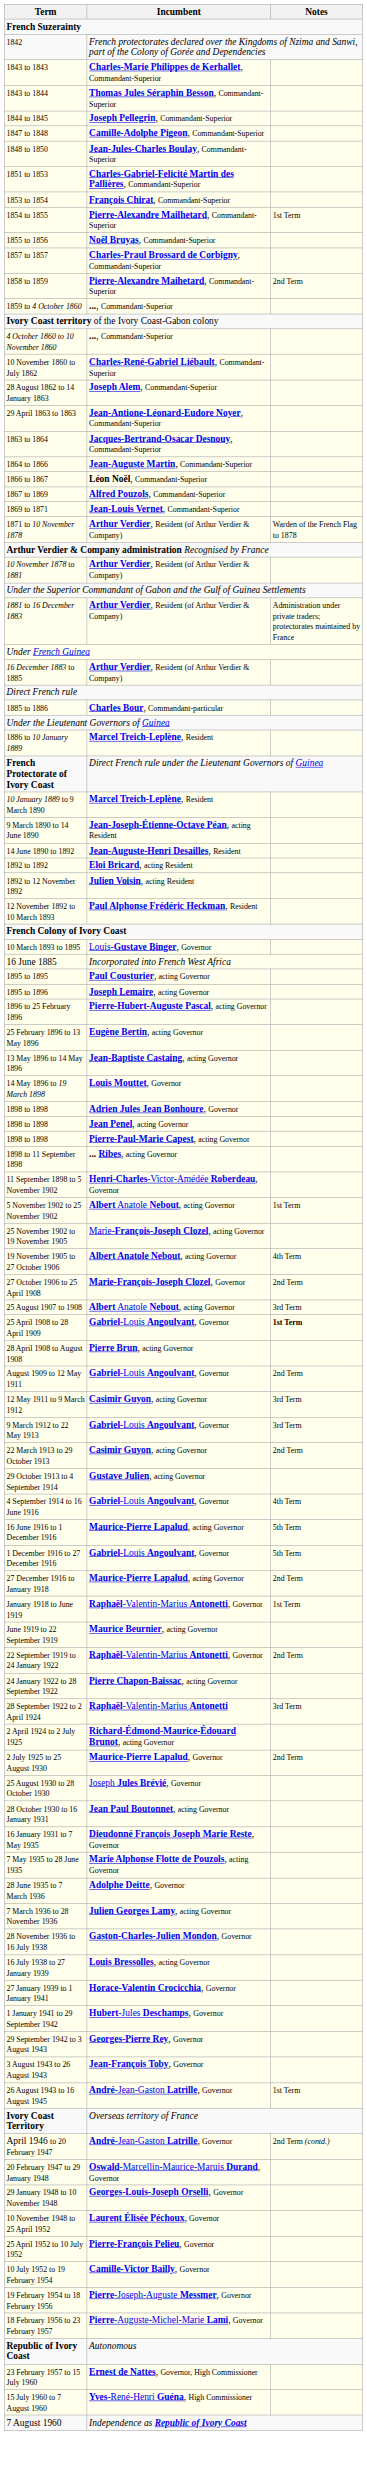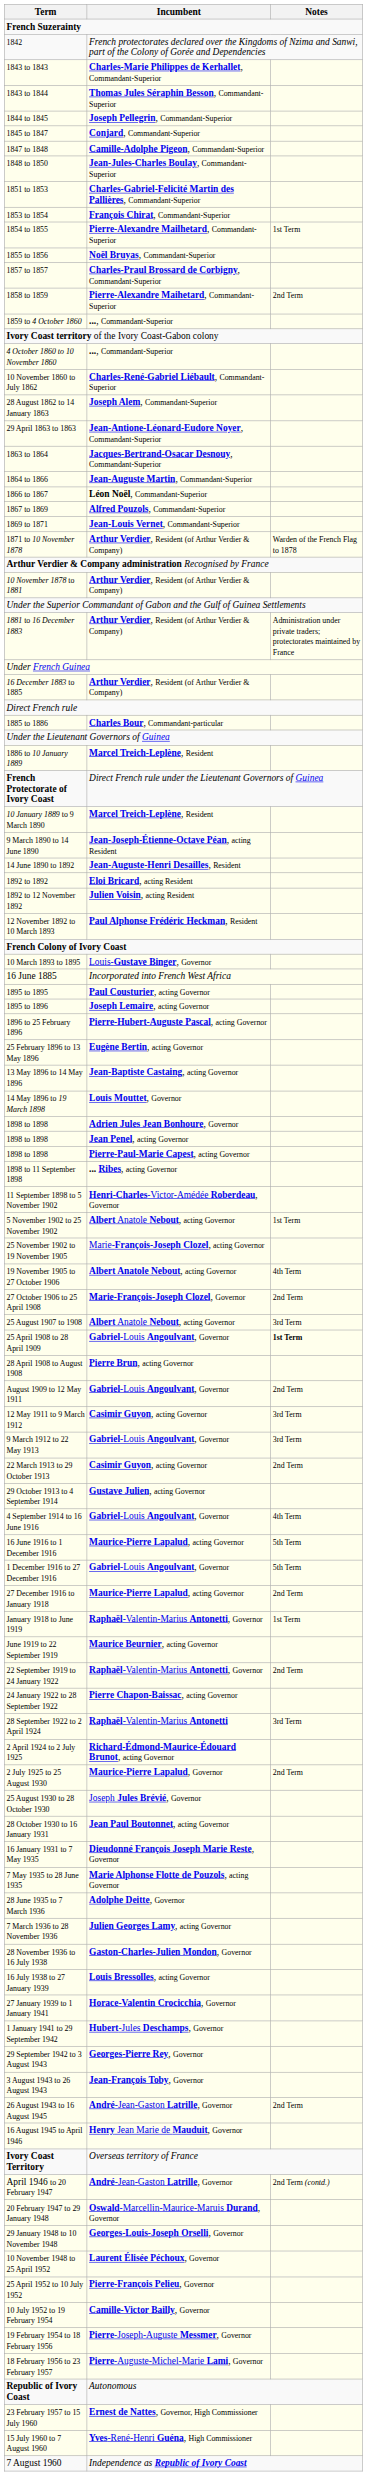+ row: (27, 134)
(287, 2090) 1st Term -> (288, 2105) 2nd Term
+ row: (44, 2136)
